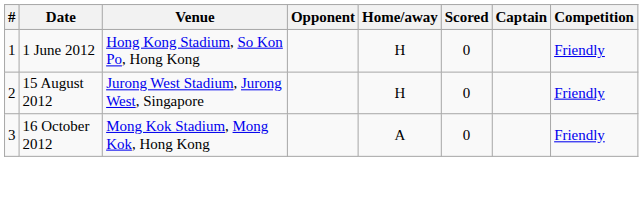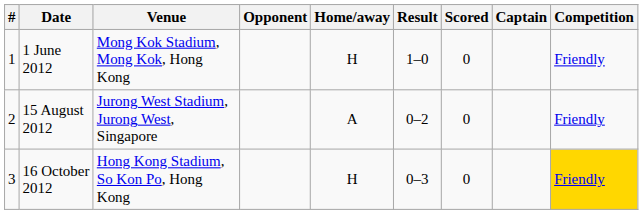+ column: (417, 17)
(194, 50) Hong Kong Stadium, So Kon Po, Hong Kong -> (158, 59) Mong Kok Stadium, Mong Kok, Hong Kong
(400, 93) H -> (352, 119) A
(187, 135) Mong Kok Stadium, Mong Kok, Hong Kong -> (161, 179) Hong Kong Stadium, So Kon Po, Hong Kong
(400, 135) A -> (352, 179) H
(579, 135) no background -> (579, 179) gold background
